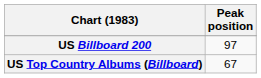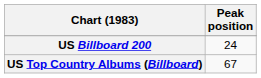(230, 45) 97 -> (230, 45) 24
